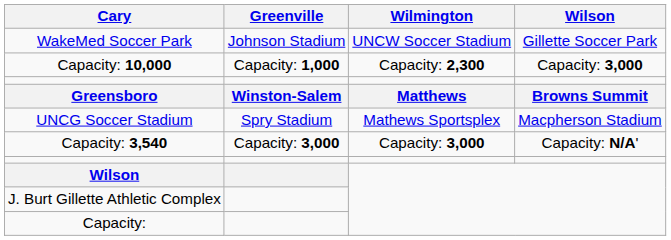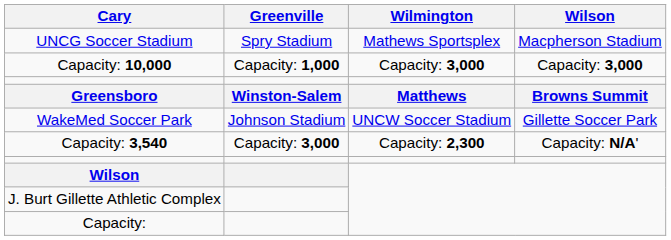rows swapped: (114, 40) <-> (114, 119)
(432, 64) Capacity: 2,300 -> (432, 64) Capacity: 3,000
(432, 144) Capacity: 3,000 -> (432, 144) Capacity: 2,300
